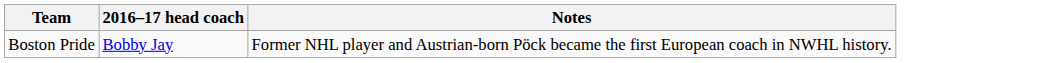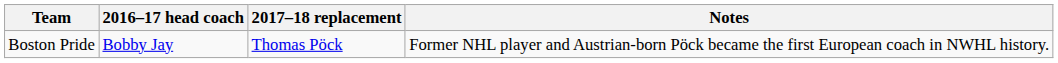+ column: (327, 17)
